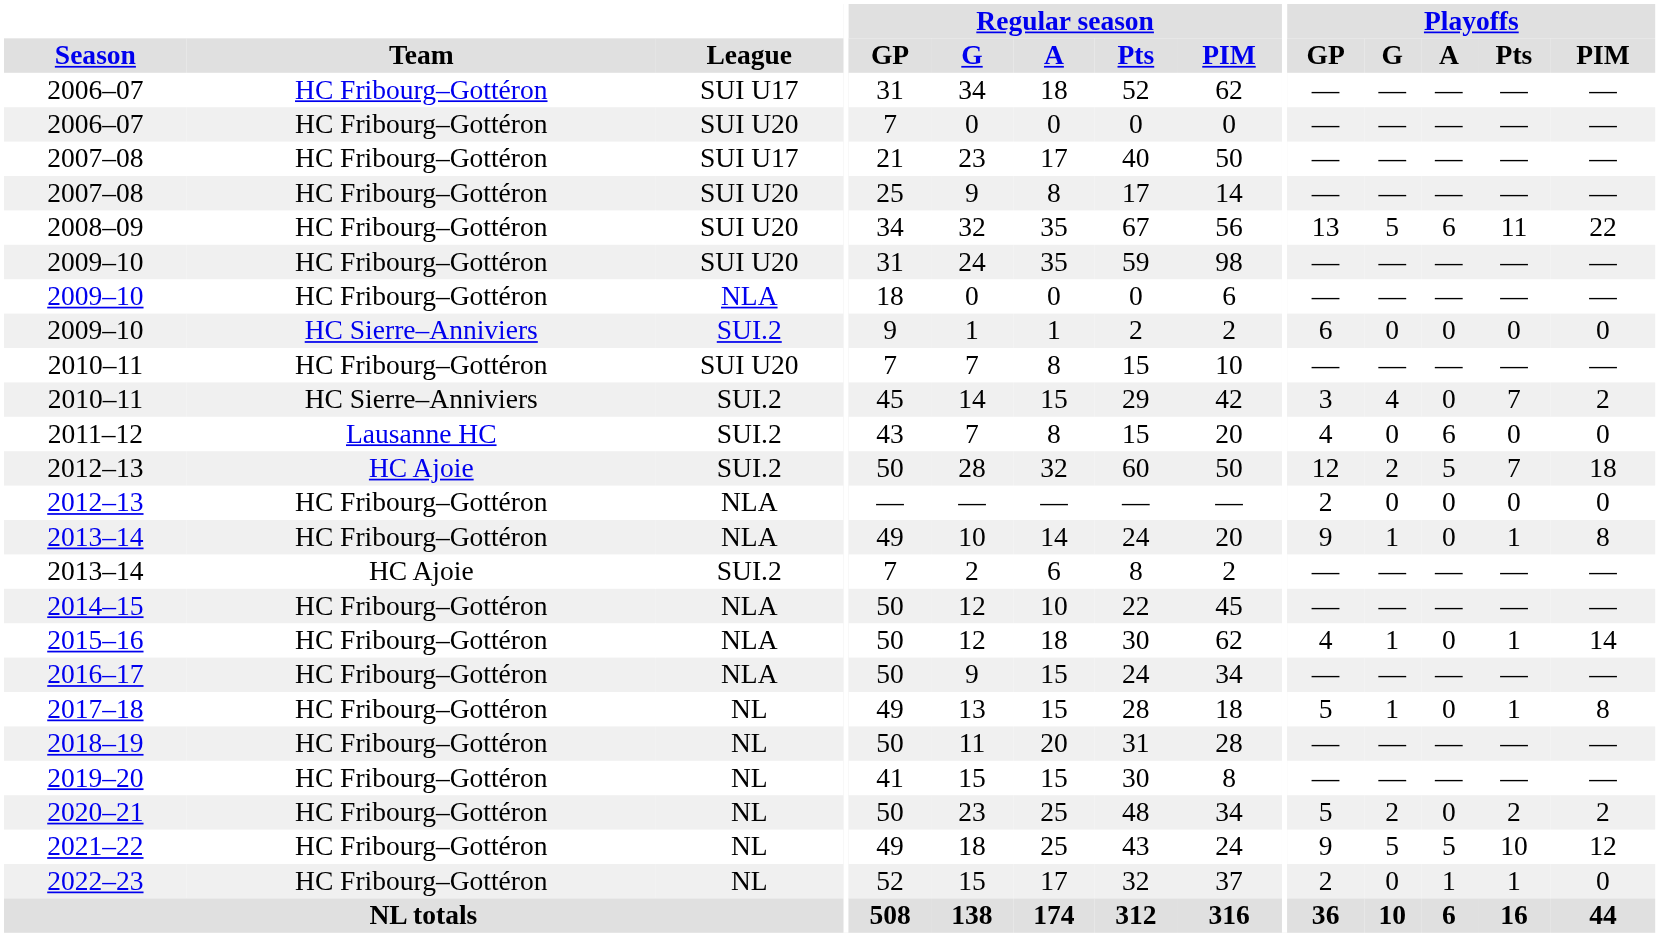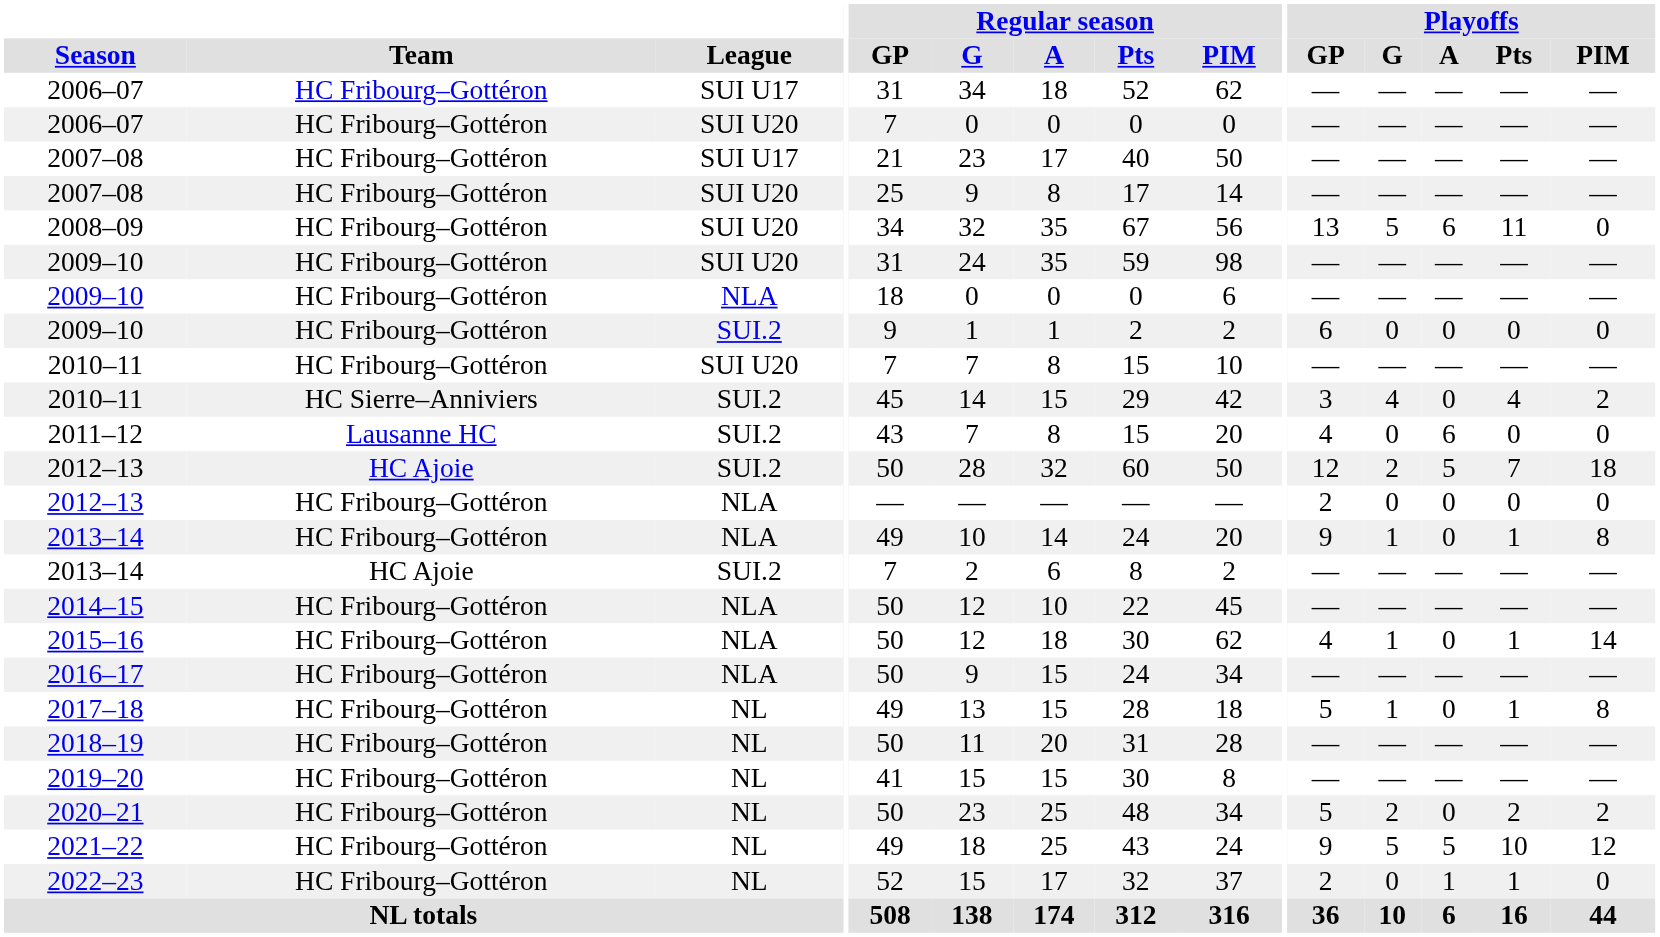(1603, 227) 22 -> (1603, 227) 0
(421, 330) HC Sierre–Anniviers -> (421, 330) HC Fribourg–Gottéron
(1514, 399) 7 -> (1514, 399) 4
